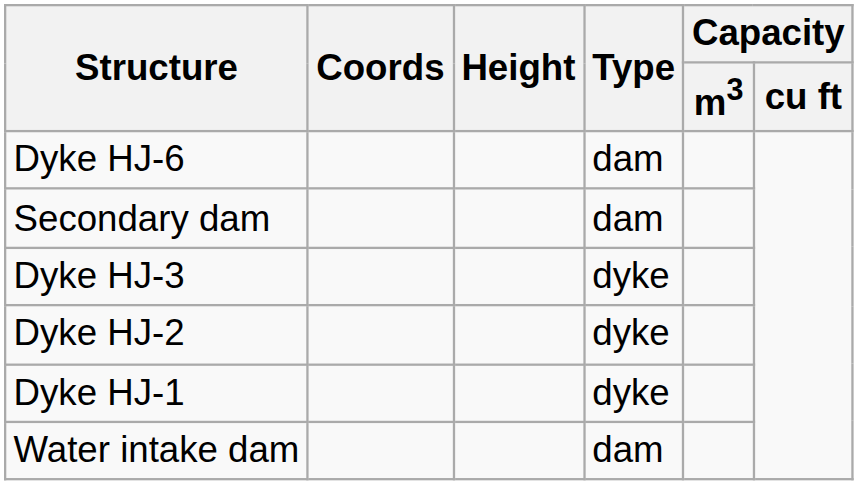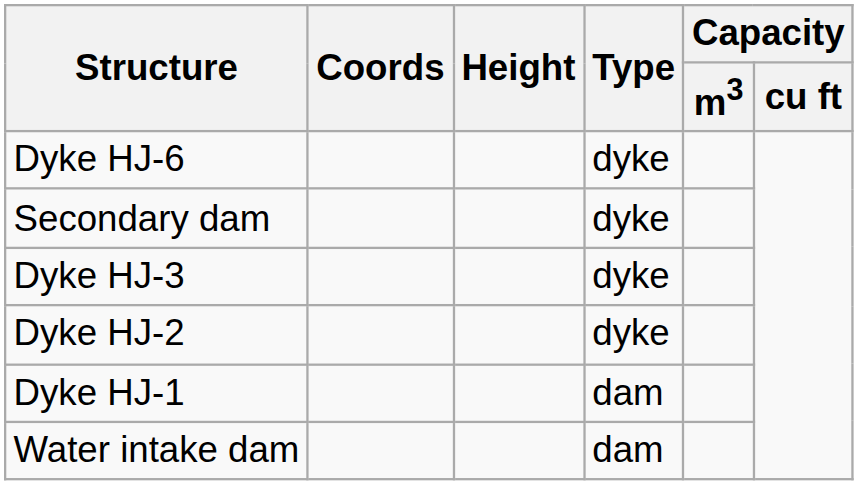(628, 159) dam -> (631, 159) dyke
(628, 217) dam -> (631, 217) dyke
(631, 392) dyke -> (628, 392) dam
